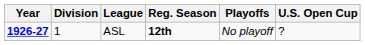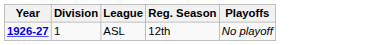- column: (318, 13)
(160, 31) bold -> (159, 31) normal
